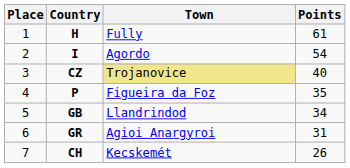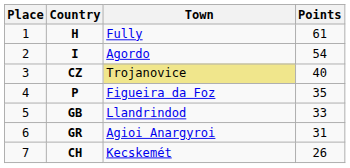(320, 113) 34 -> (320, 113) 33
